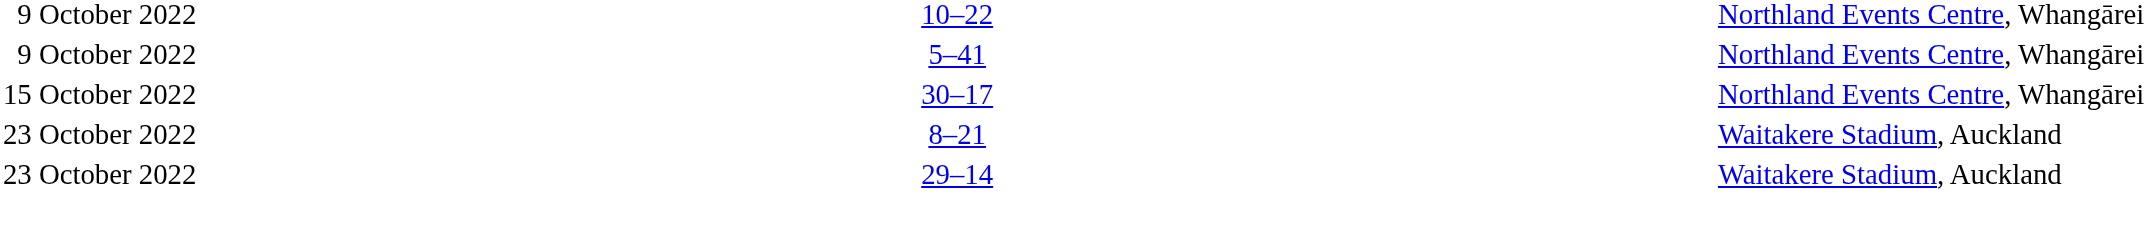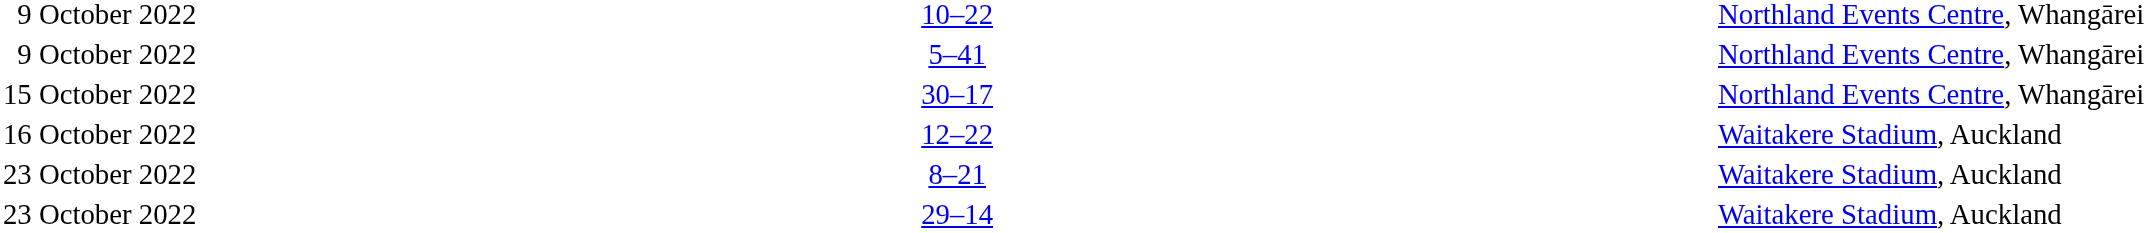+ row: (957, 134)
